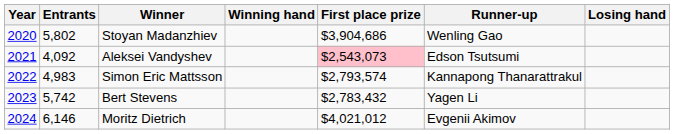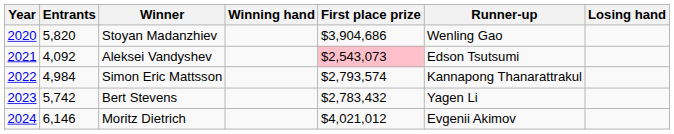(59, 35) 5,802 -> (59, 35) 5,820
(59, 77) 4,983 -> (59, 77) 4,984
